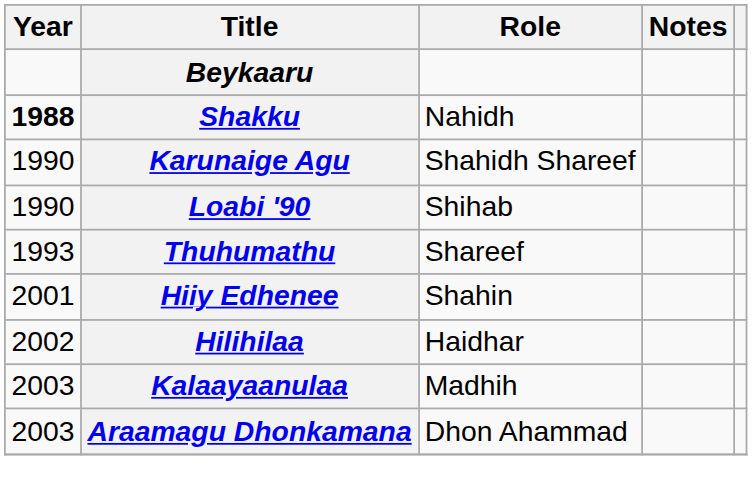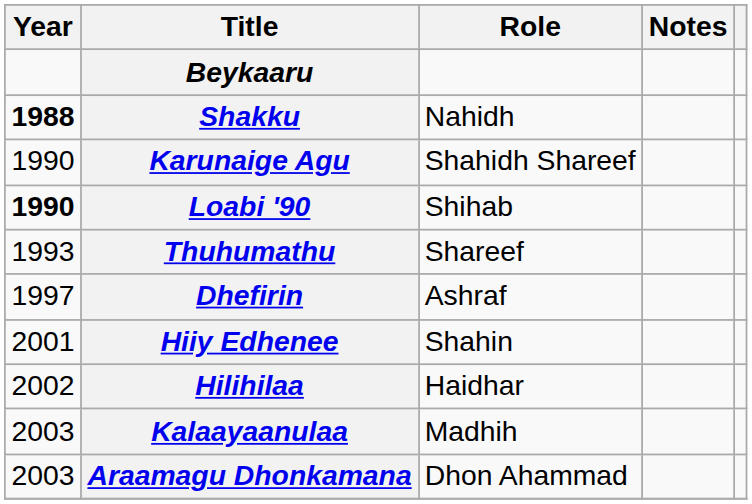(43, 206) normal -> (43, 206) bold
+ row: (250, 296)
